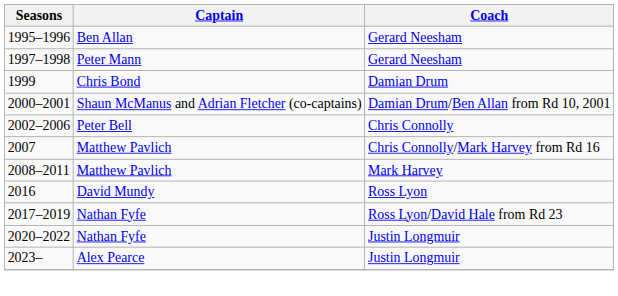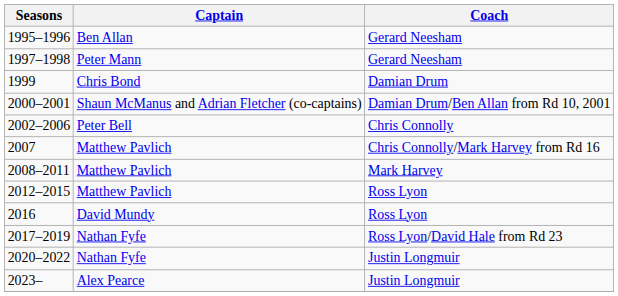+ row: (39, 192)
